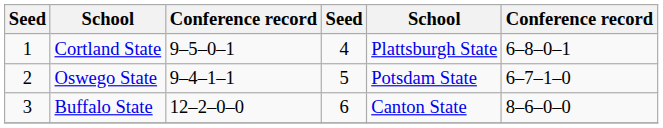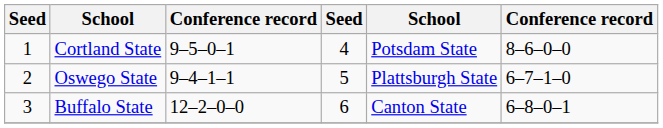(434, 48) Plattsburgh State -> (424, 48) Potsdam State
(538, 48) 6–8–0–1 -> (538, 48) 8–6–0–0
(424, 78) Potsdam State -> (434, 78) Plattsburgh State
(538, 107) 8–6–0–0 -> (538, 107) 6–8–0–1
